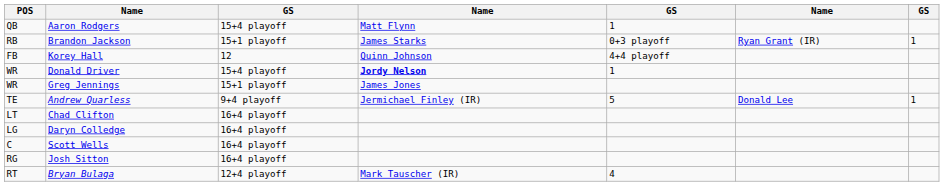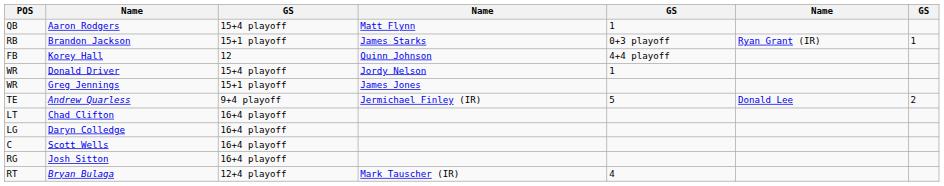(393, 71) bold -> (393, 71) normal
(913, 101) 1 -> (913, 101) 2
